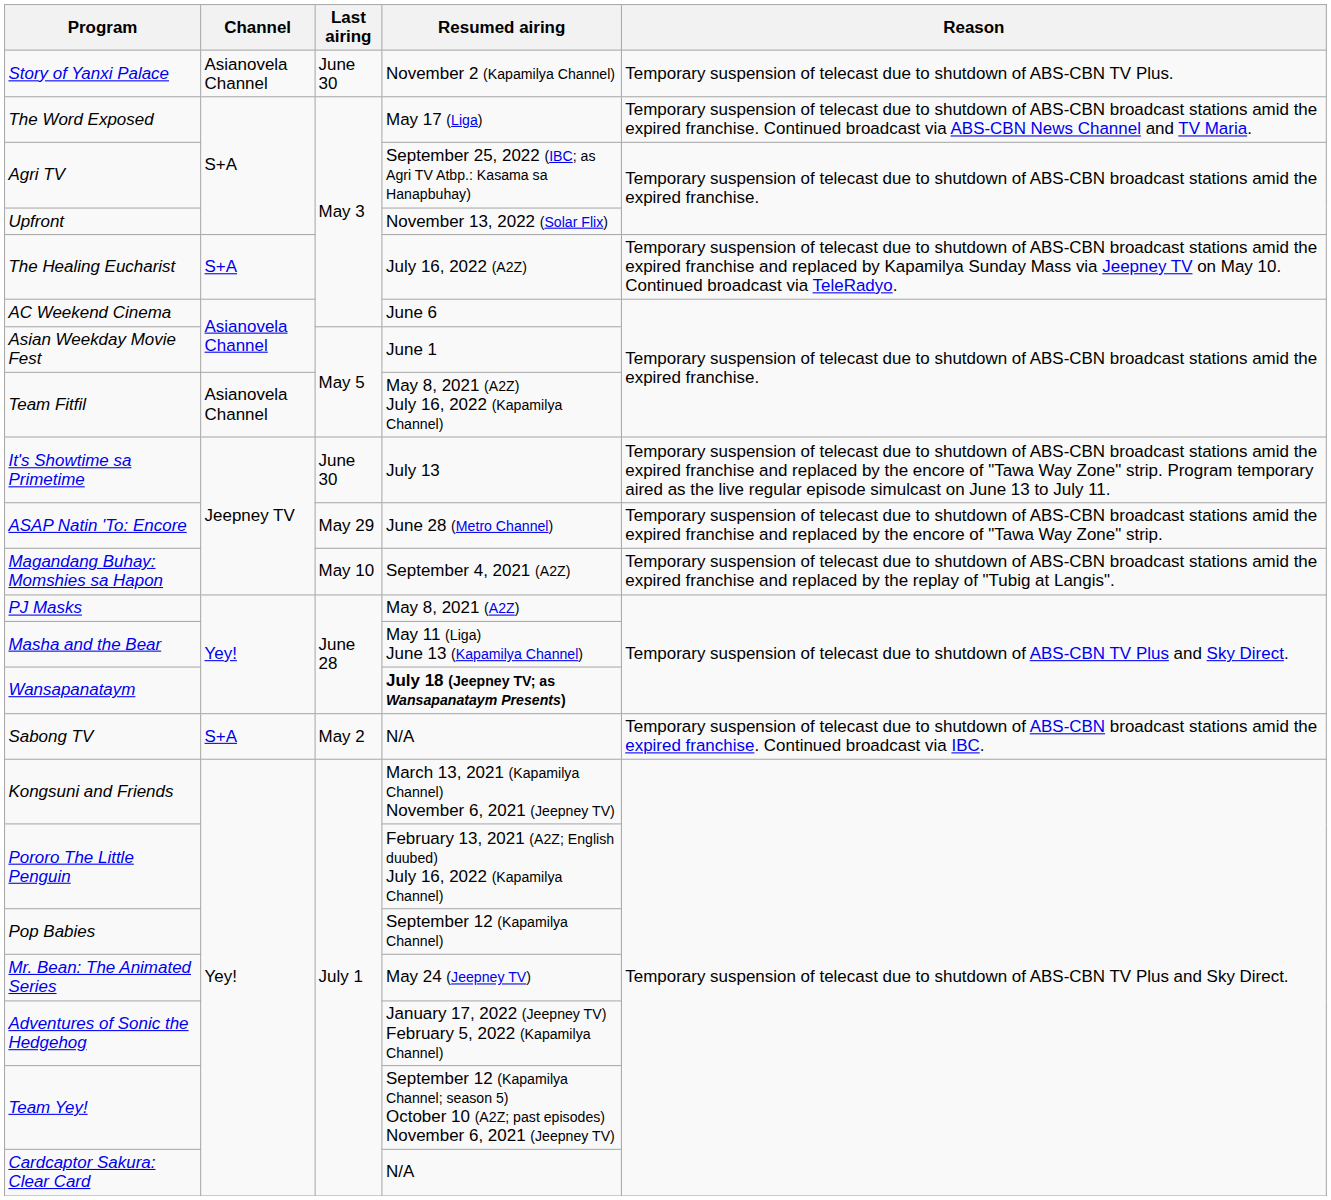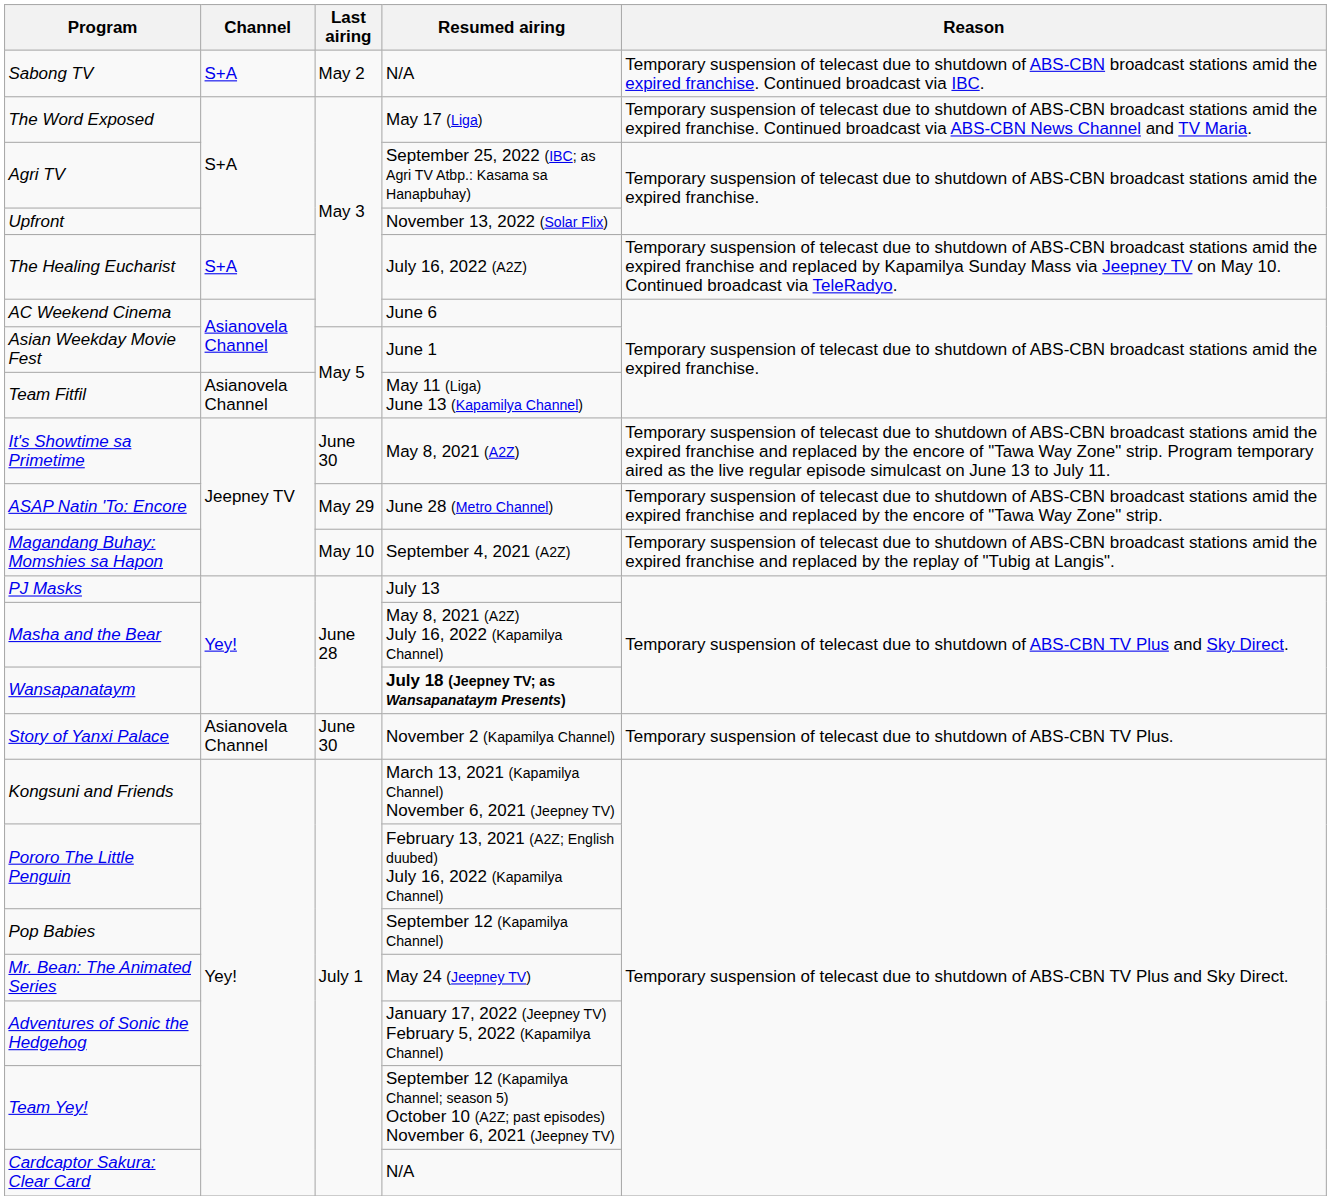rows swapped: (51, 736) <-> (89, 73)
(474, 404) May 8, 2021 (A2Z) July 16, 2022 (Kapamilya Channel) -> (485, 395) May 11 (Liga) June 13 (Kapamilya Channel)
(413, 469) July 13 -> (453, 450) May 8, 2021 (A2Z)
(453, 607) May 8, 2021 (A2Z) -> (413, 588) July 13
(485, 644) May 11 (Liga) June 13 (Kapamilya Channel) -> (474, 634) May 8, 2021 (A2Z) July 16, 2022 (Kapamilya Channel)
